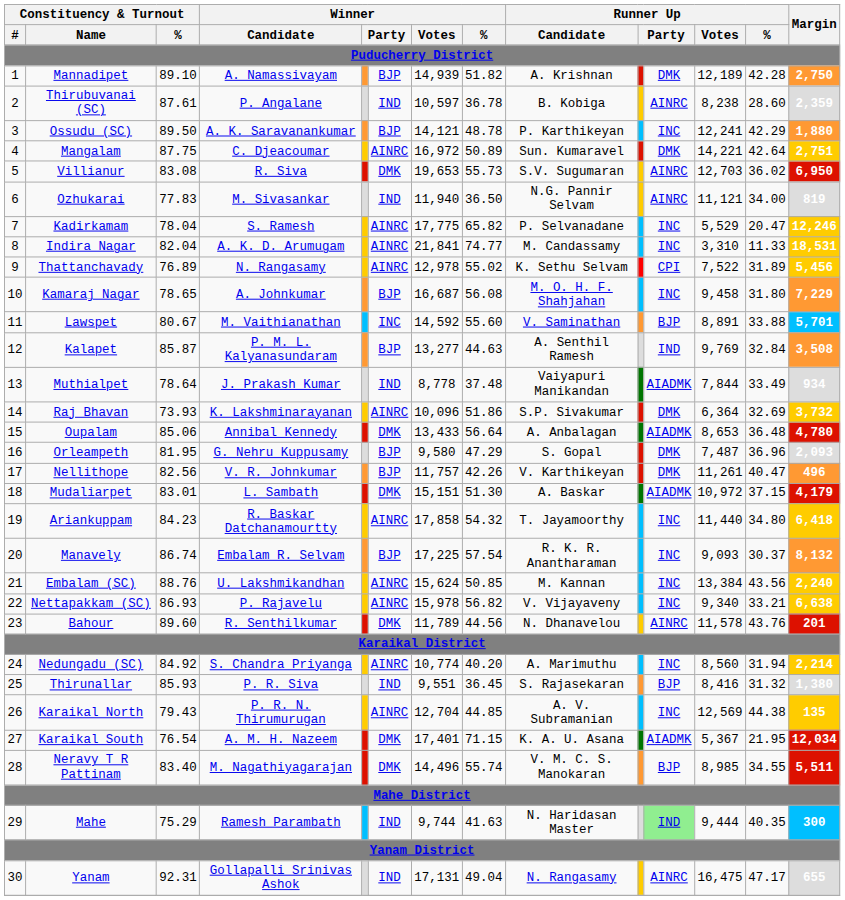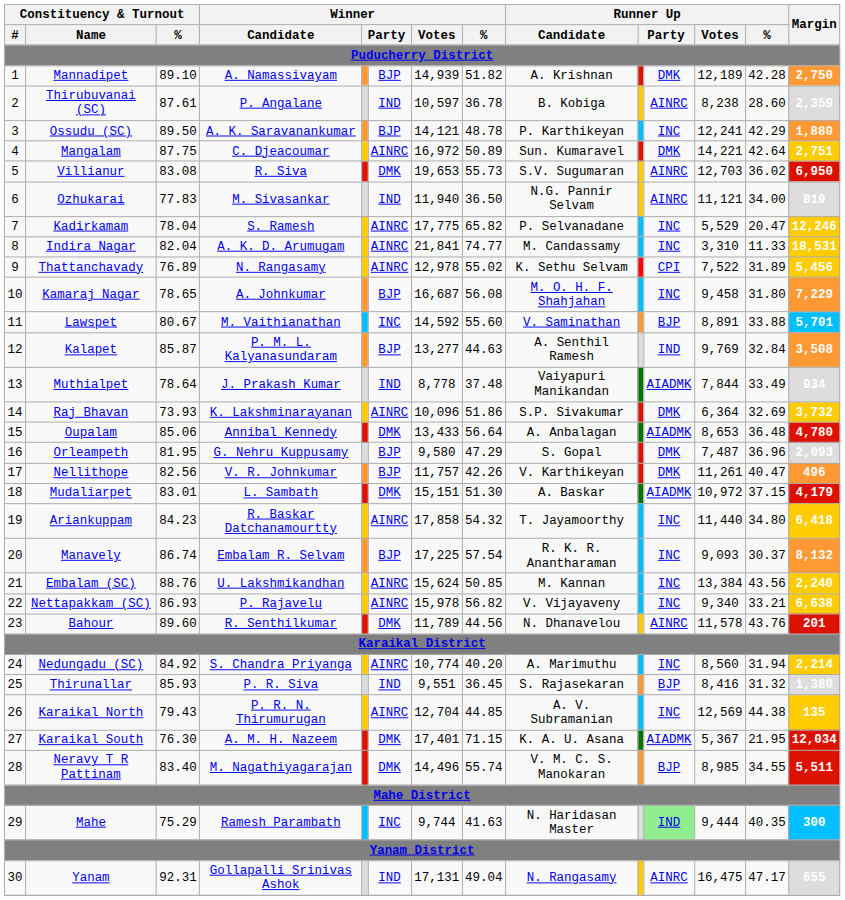(178, 740) 76.54 -> (178, 740) 76.30
(390, 823) IND -> (390, 823) INC
